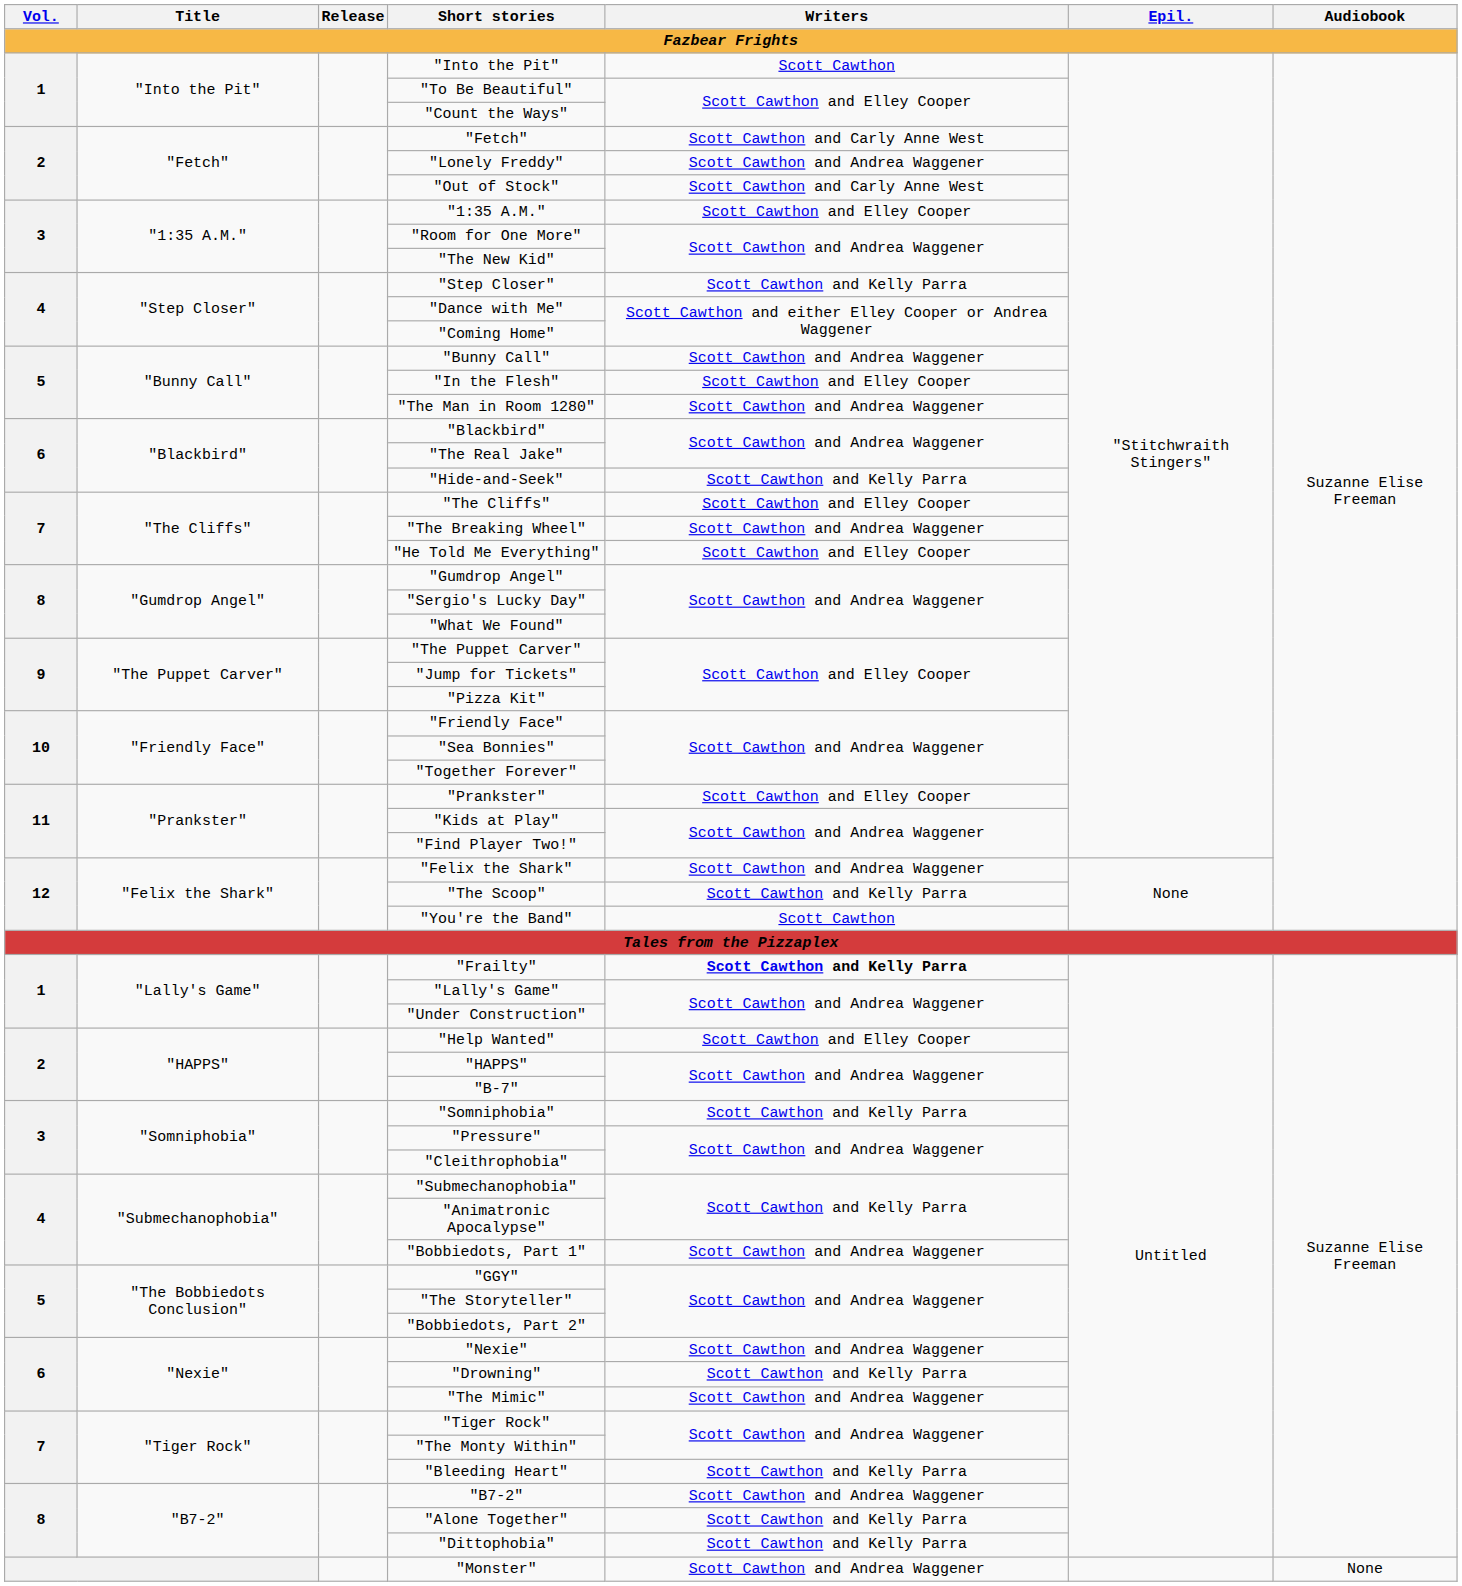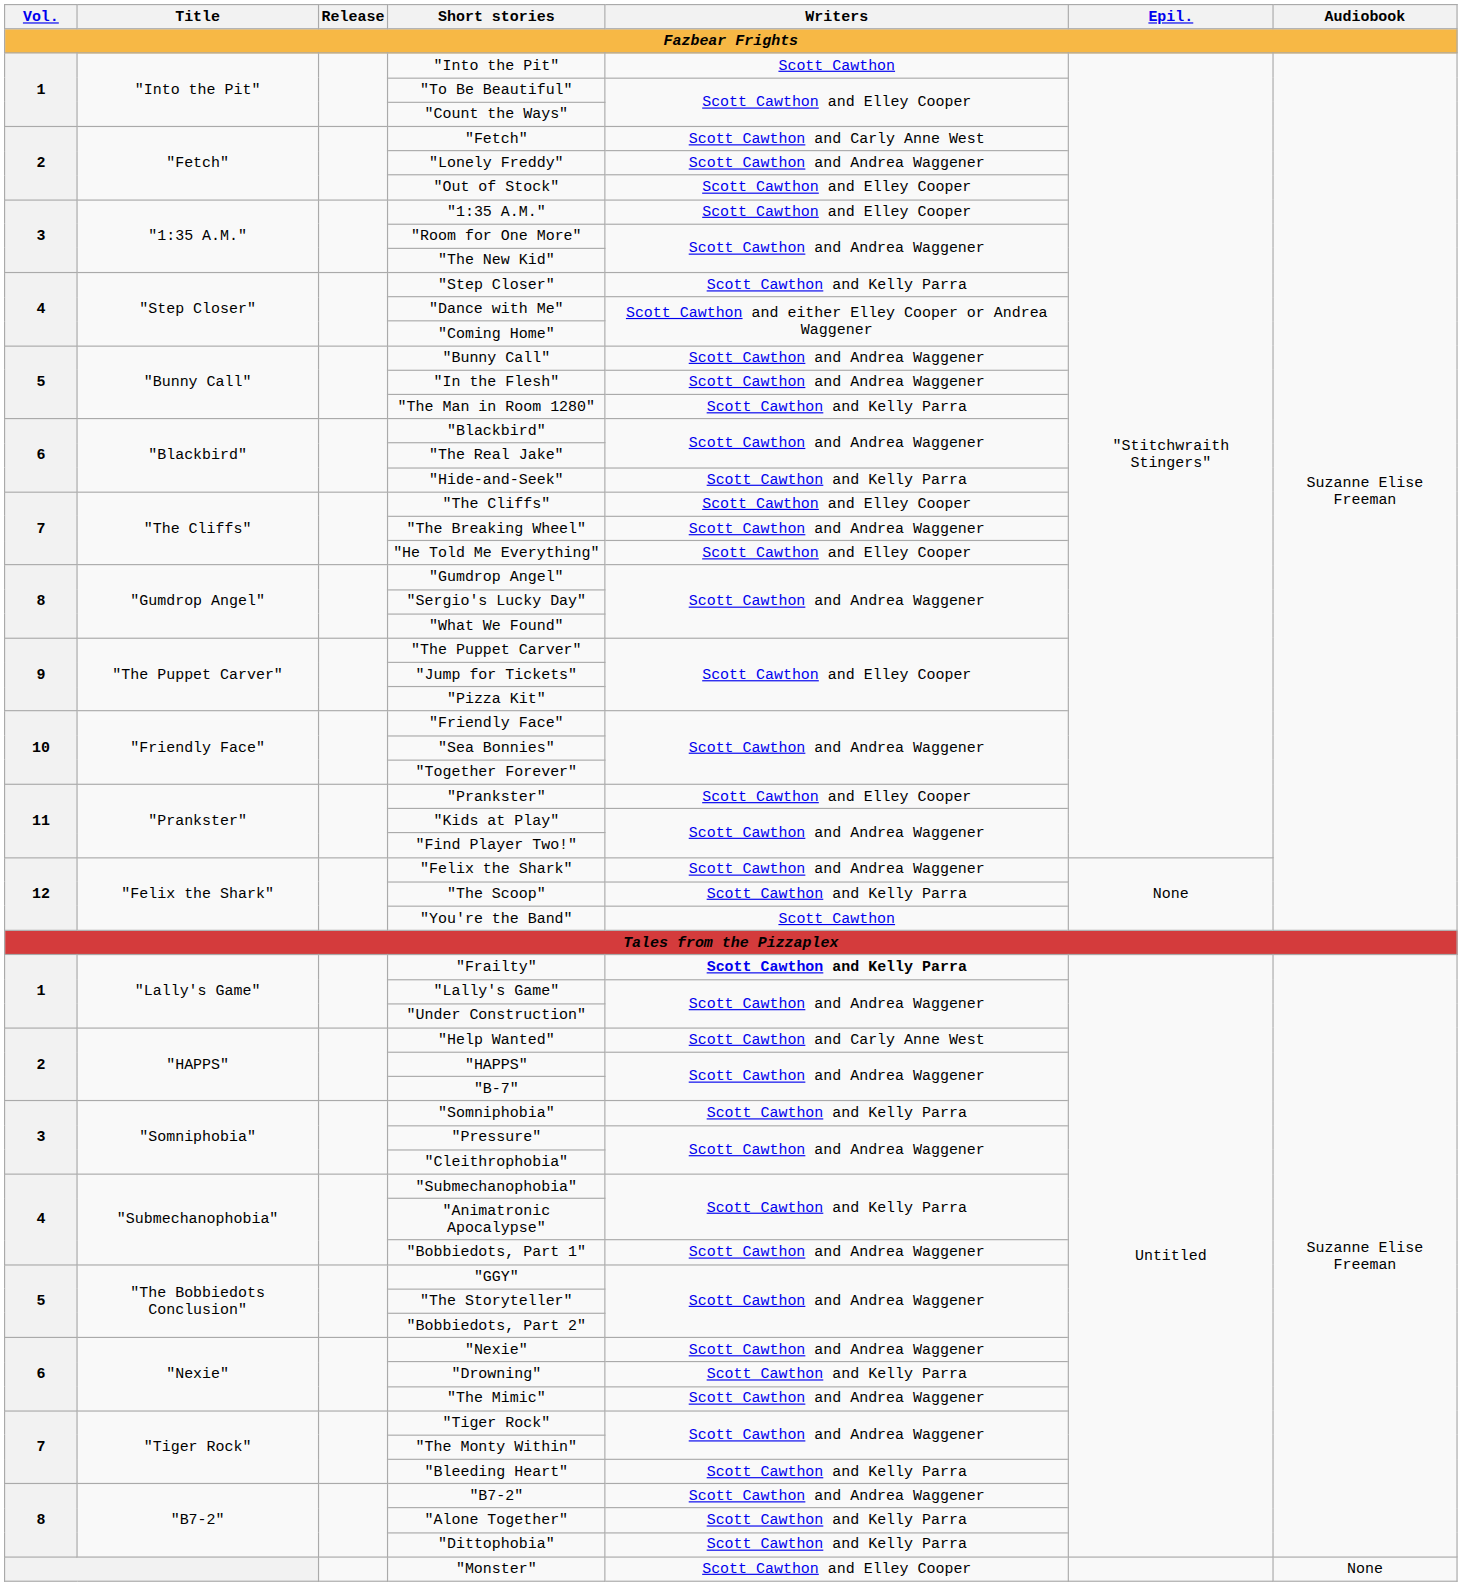(837, 187) Scott Cawthon and Carly Anne West -> (837, 187) Scott Cawthon and Elley Cooper
(837, 382) Scott Cawthon and Elley Cooper -> (837, 382) Scott Cawthon and Andrea Waggener
(837, 407) Scott Cawthon and Andrea Waggener -> (837, 407) Scott Cawthon and Kelly Parra
(837, 1040) Scott Cawthon and Elley Cooper -> (837, 1040) Scott Cawthon and Carly Anne West
(837, 1569) Scott Cawthon and Andrea Waggener -> (837, 1569) Scott Cawthon and Elley Cooper
